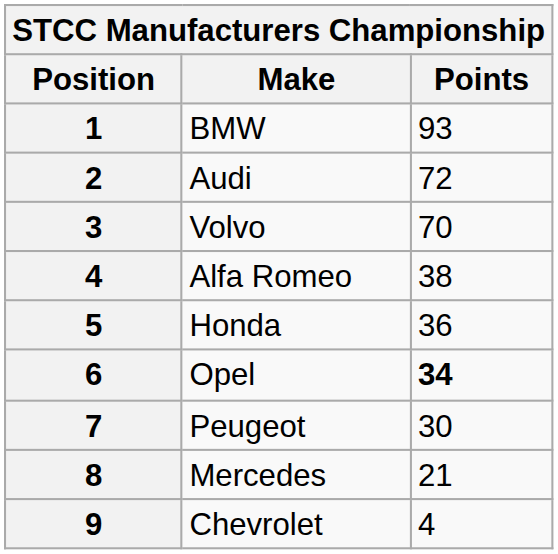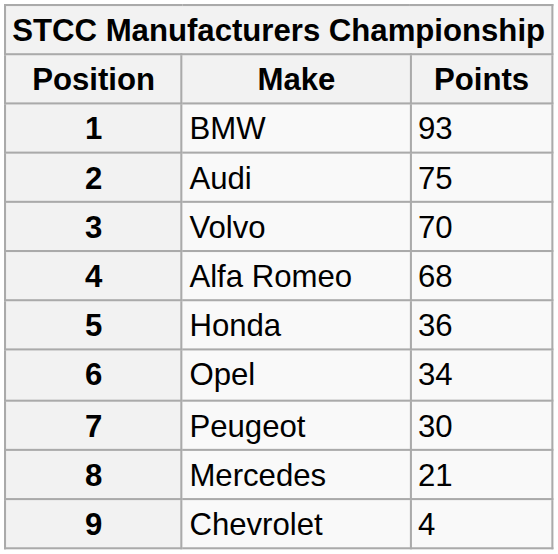(435, 178) 72 -> (435, 178) 75
(435, 277) 38 -> (435, 277) 68
(435, 375) bold -> (435, 375) normal
